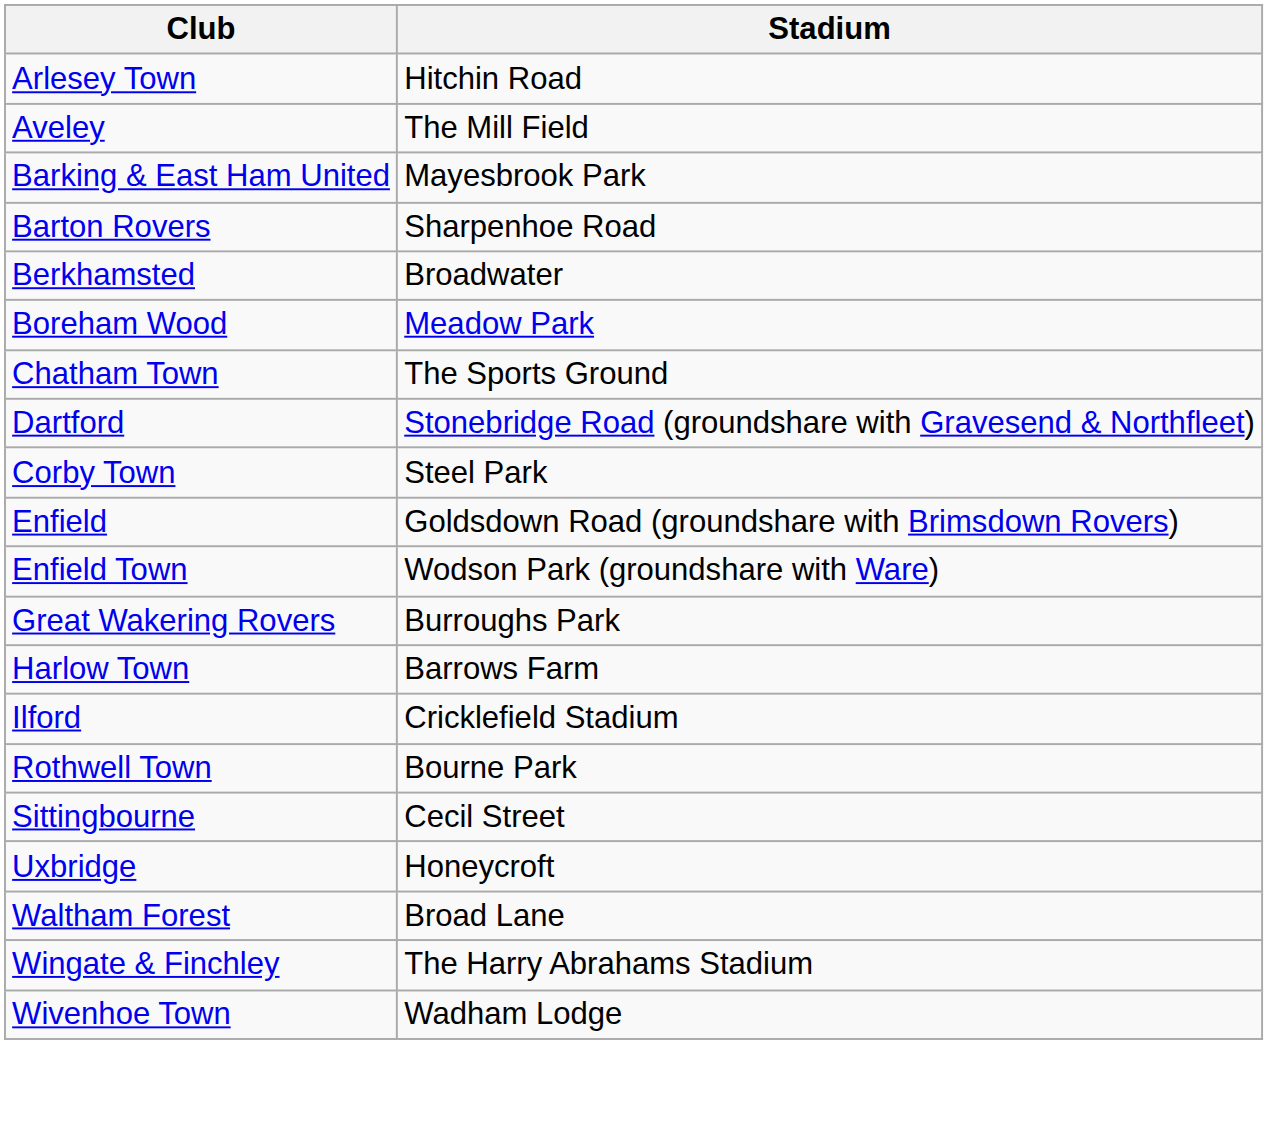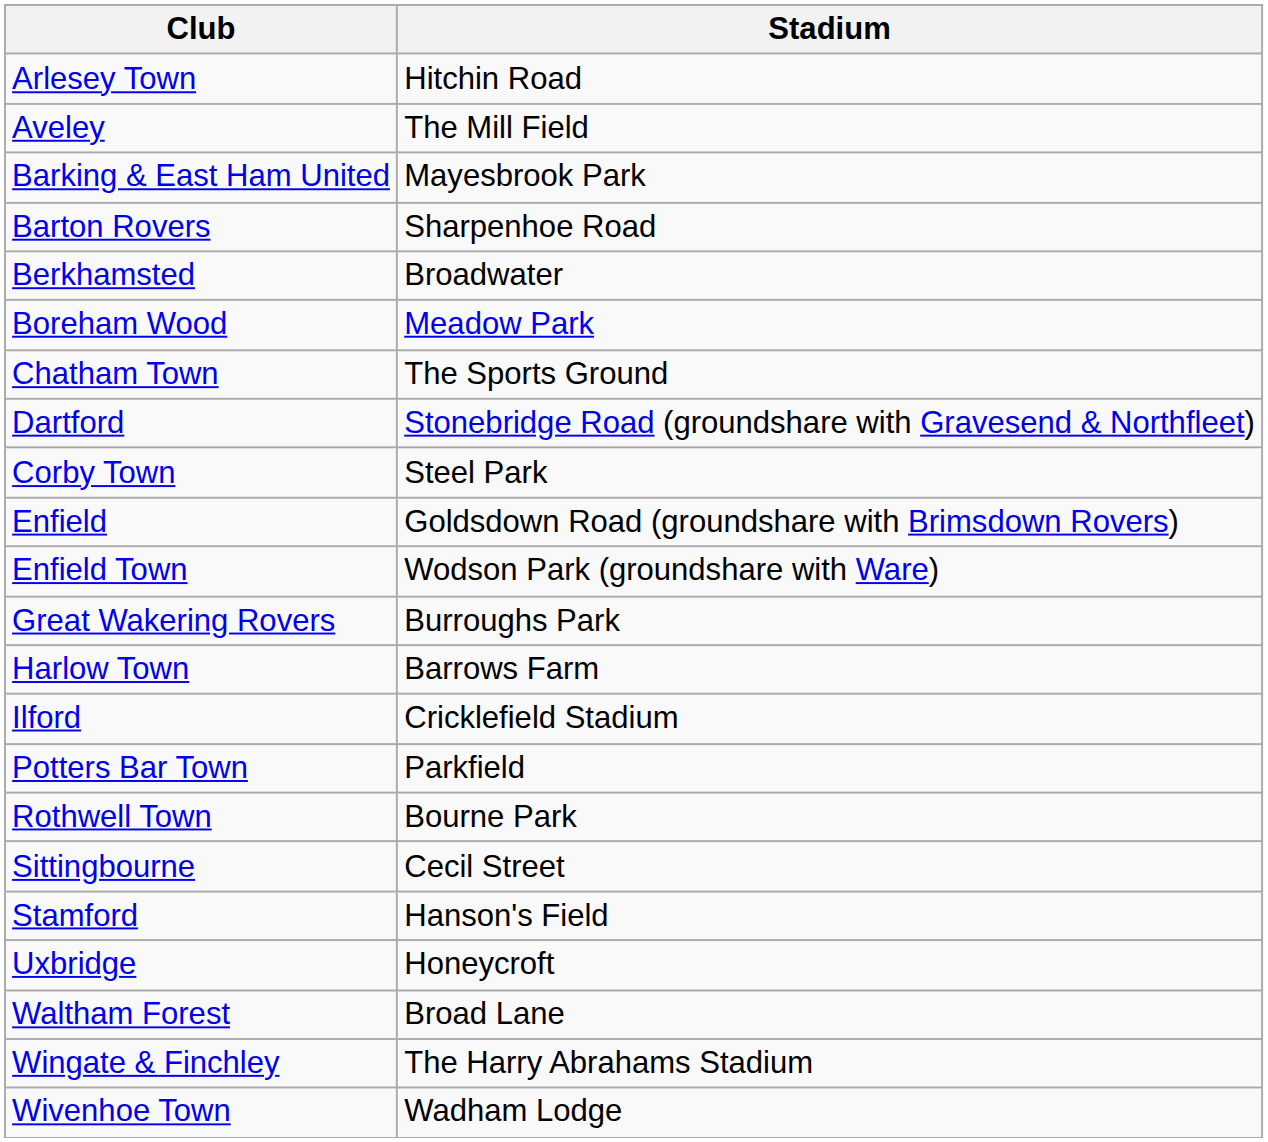+ row: (130, 767)
+ row: (75, 915)
